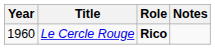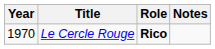(21, 34) 1960 -> (21, 34) 1970
